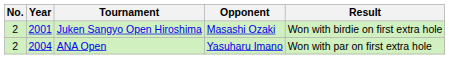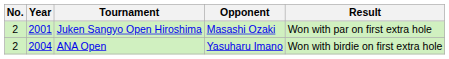(365, 29) Won with birdie on first extra hole -> (360, 29) Won with par on first extra hole
(360, 46) Won with par on first extra hole -> (365, 46) Won with birdie on first extra hole
